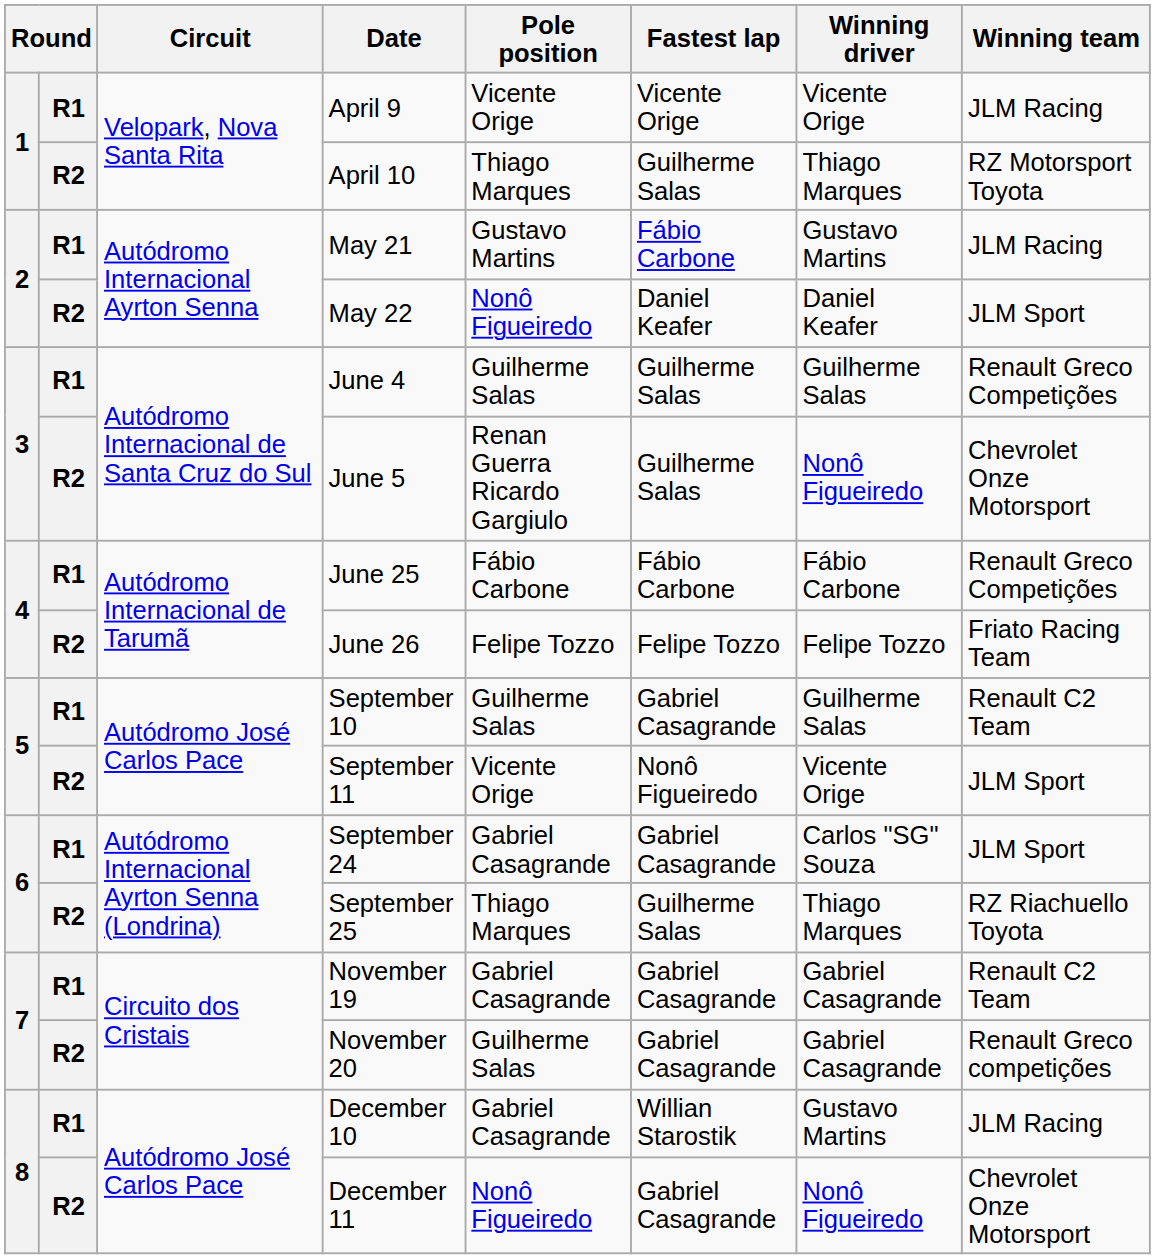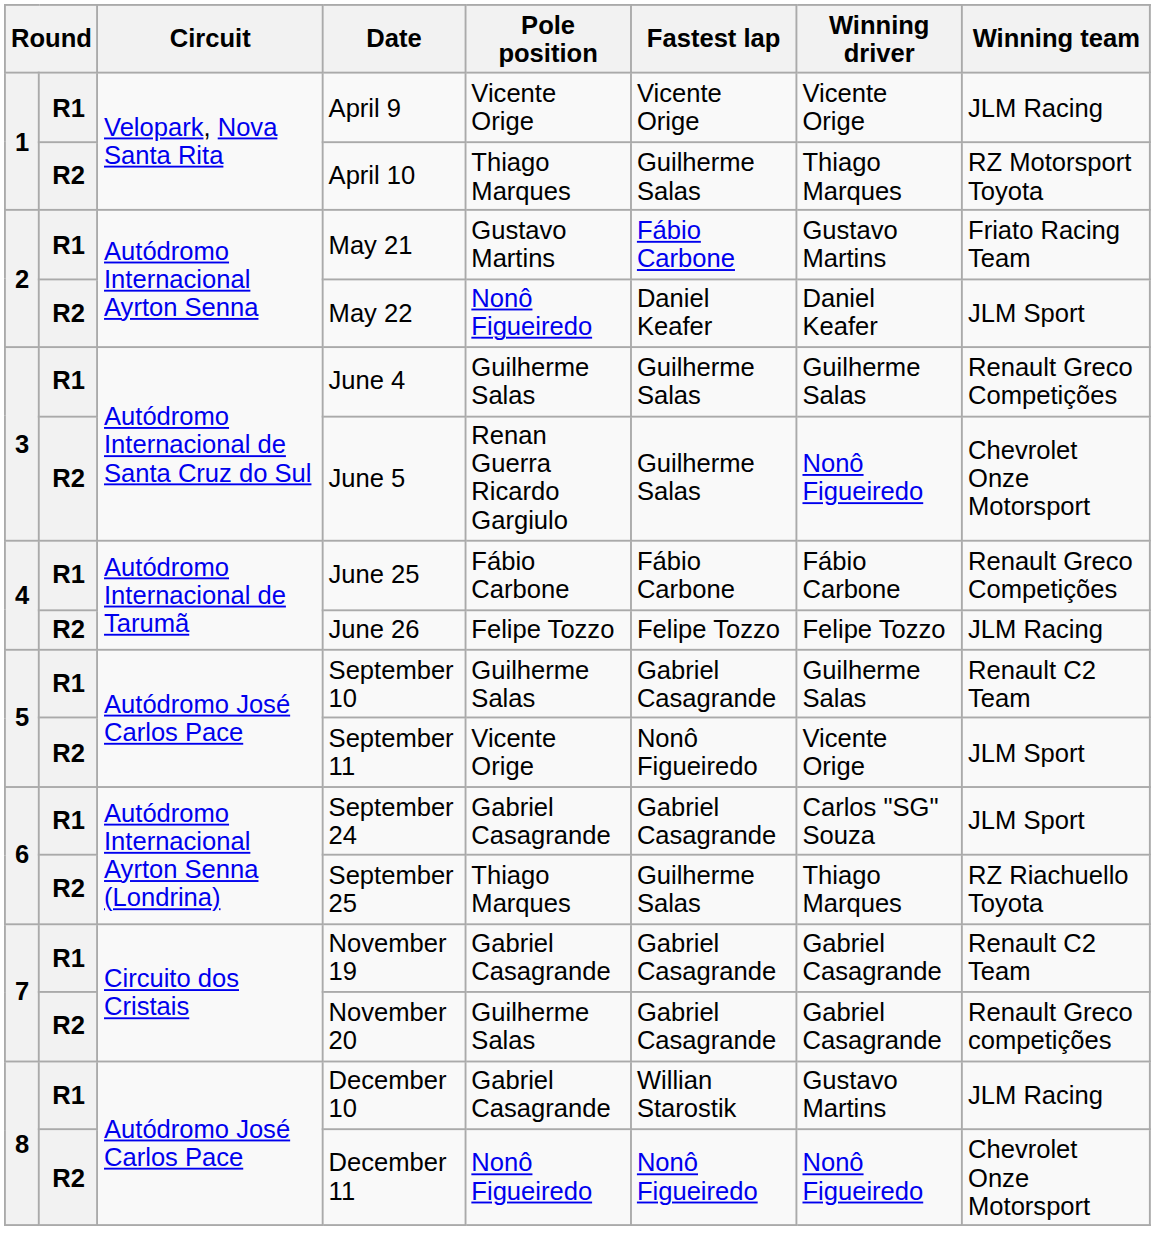(1036, 244) JLM Racing -> (1044, 244) Friato Racing Team
(1044, 643) Friato Racing Team -> (1036, 629) JLM Racing
(707, 1205) Gabriel Casagrande -> (697, 1177) Nonô Figueiredo
